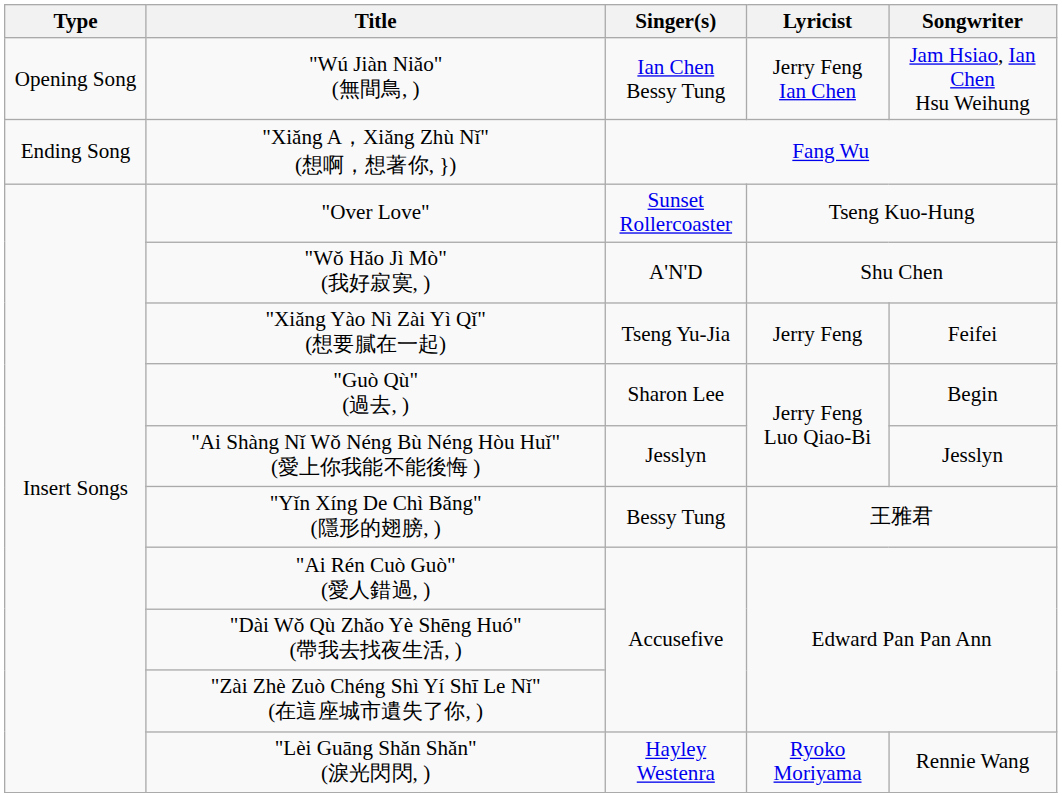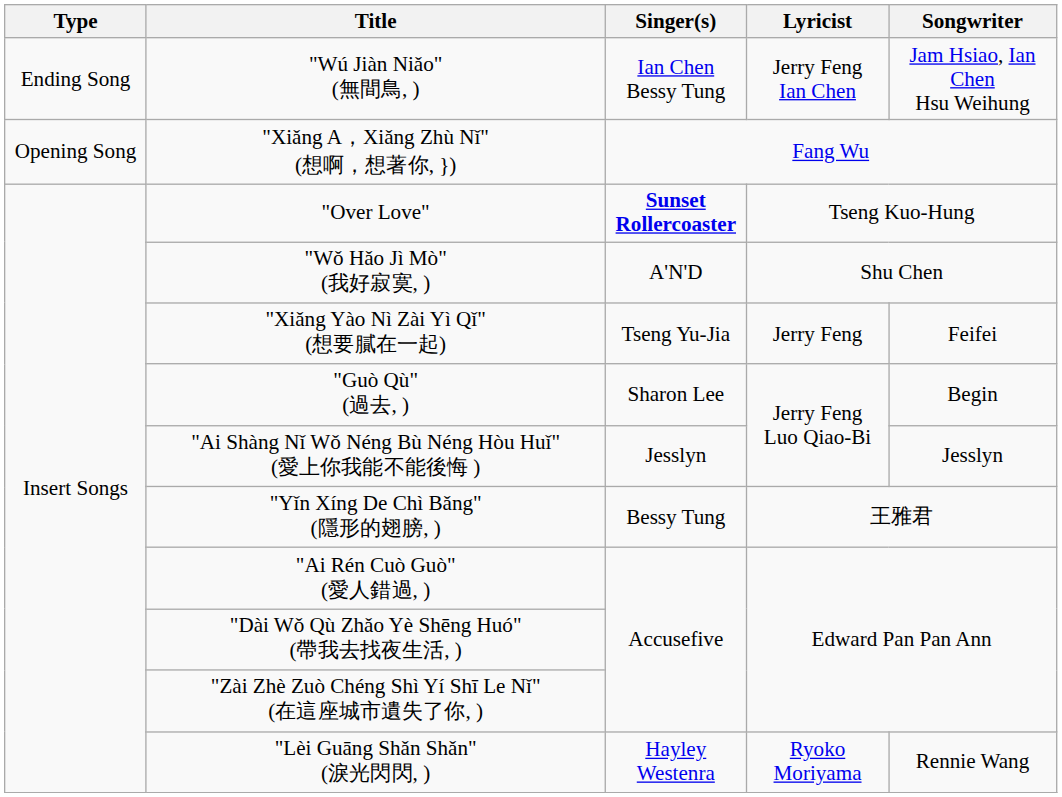(76, 78) Opening Song -> (76, 78) Ending Song
(76, 151) Ending Song -> (76, 151) Opening Song
(676, 212) normal -> (676, 212) bold
